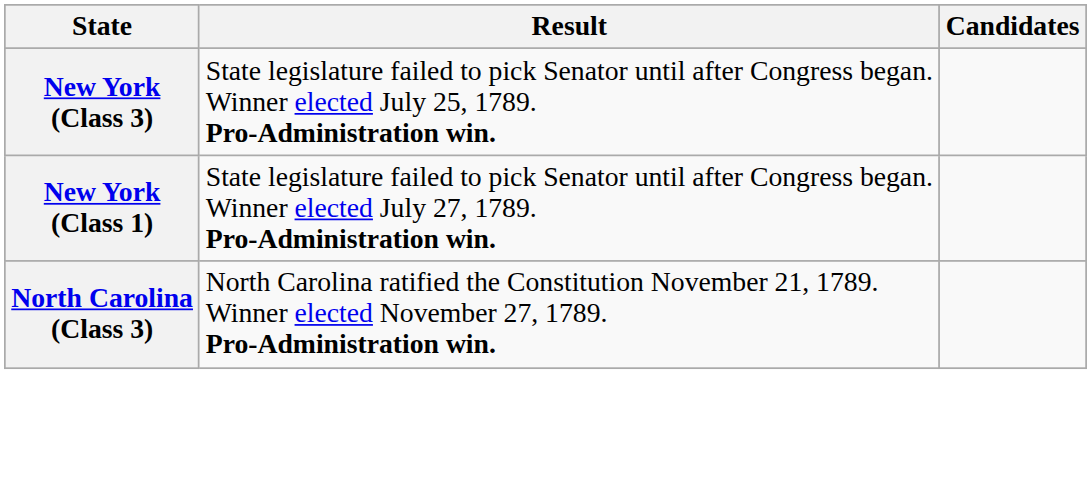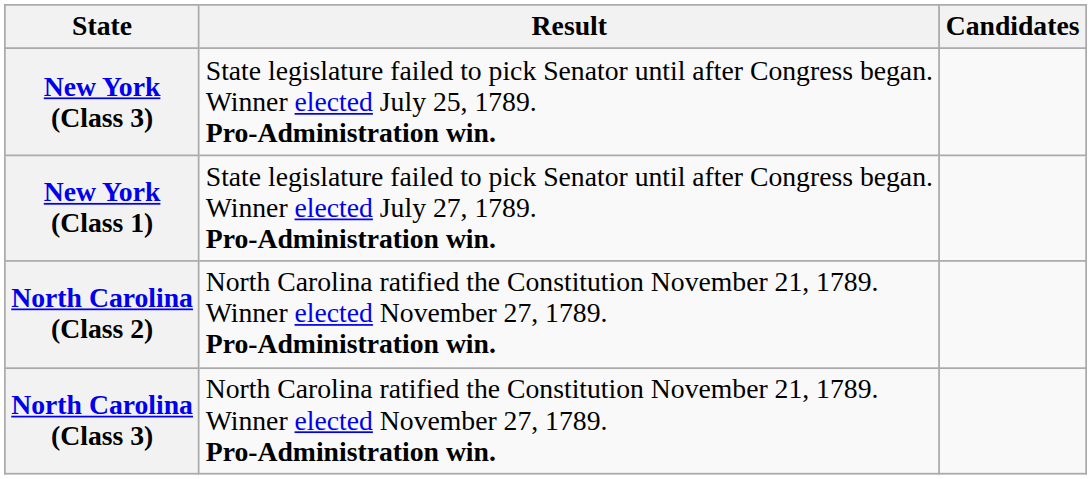+ row: (102, 313)
